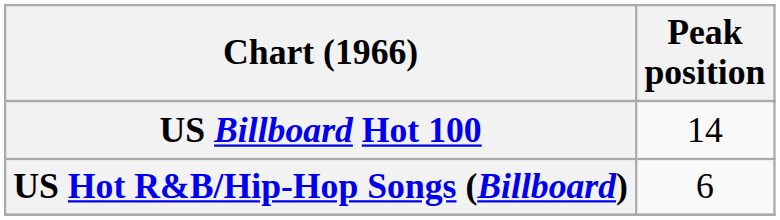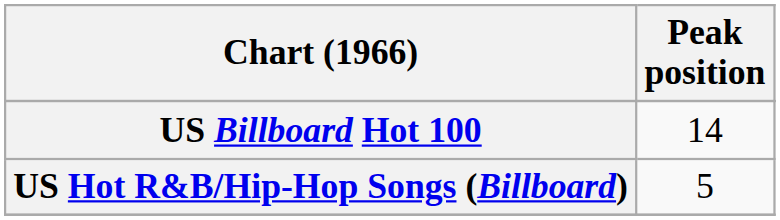(705, 186) 6 -> (705, 186) 5
